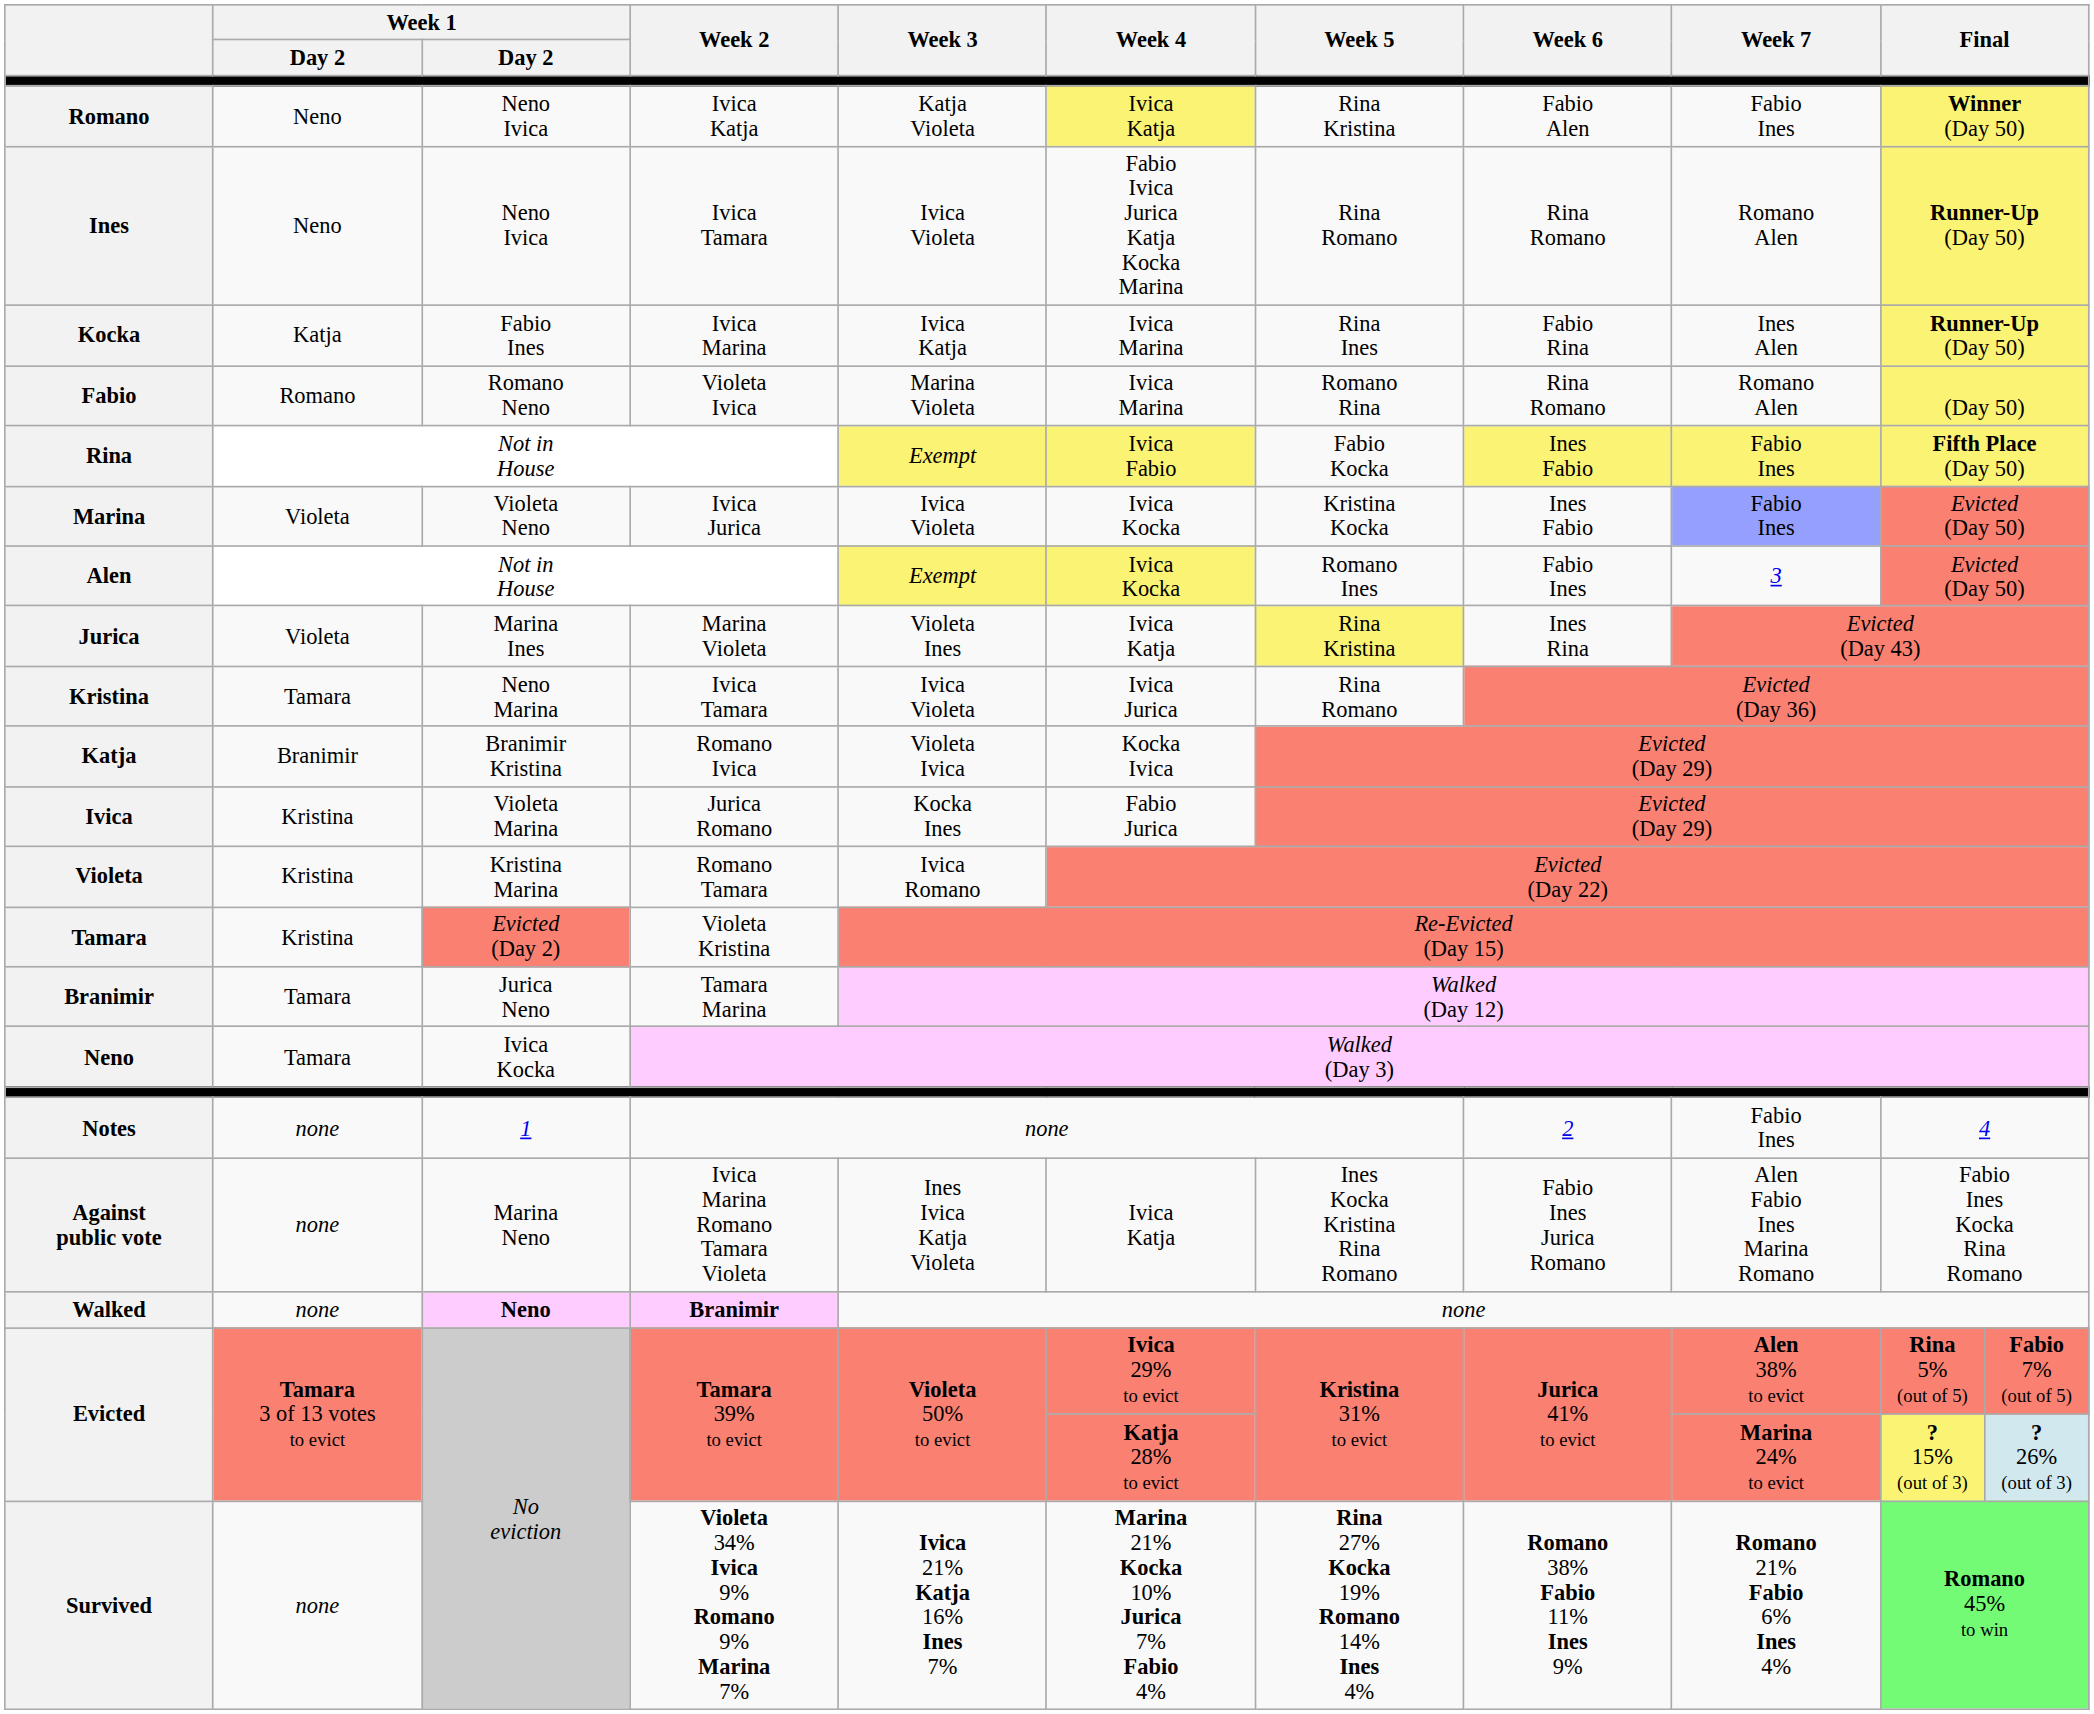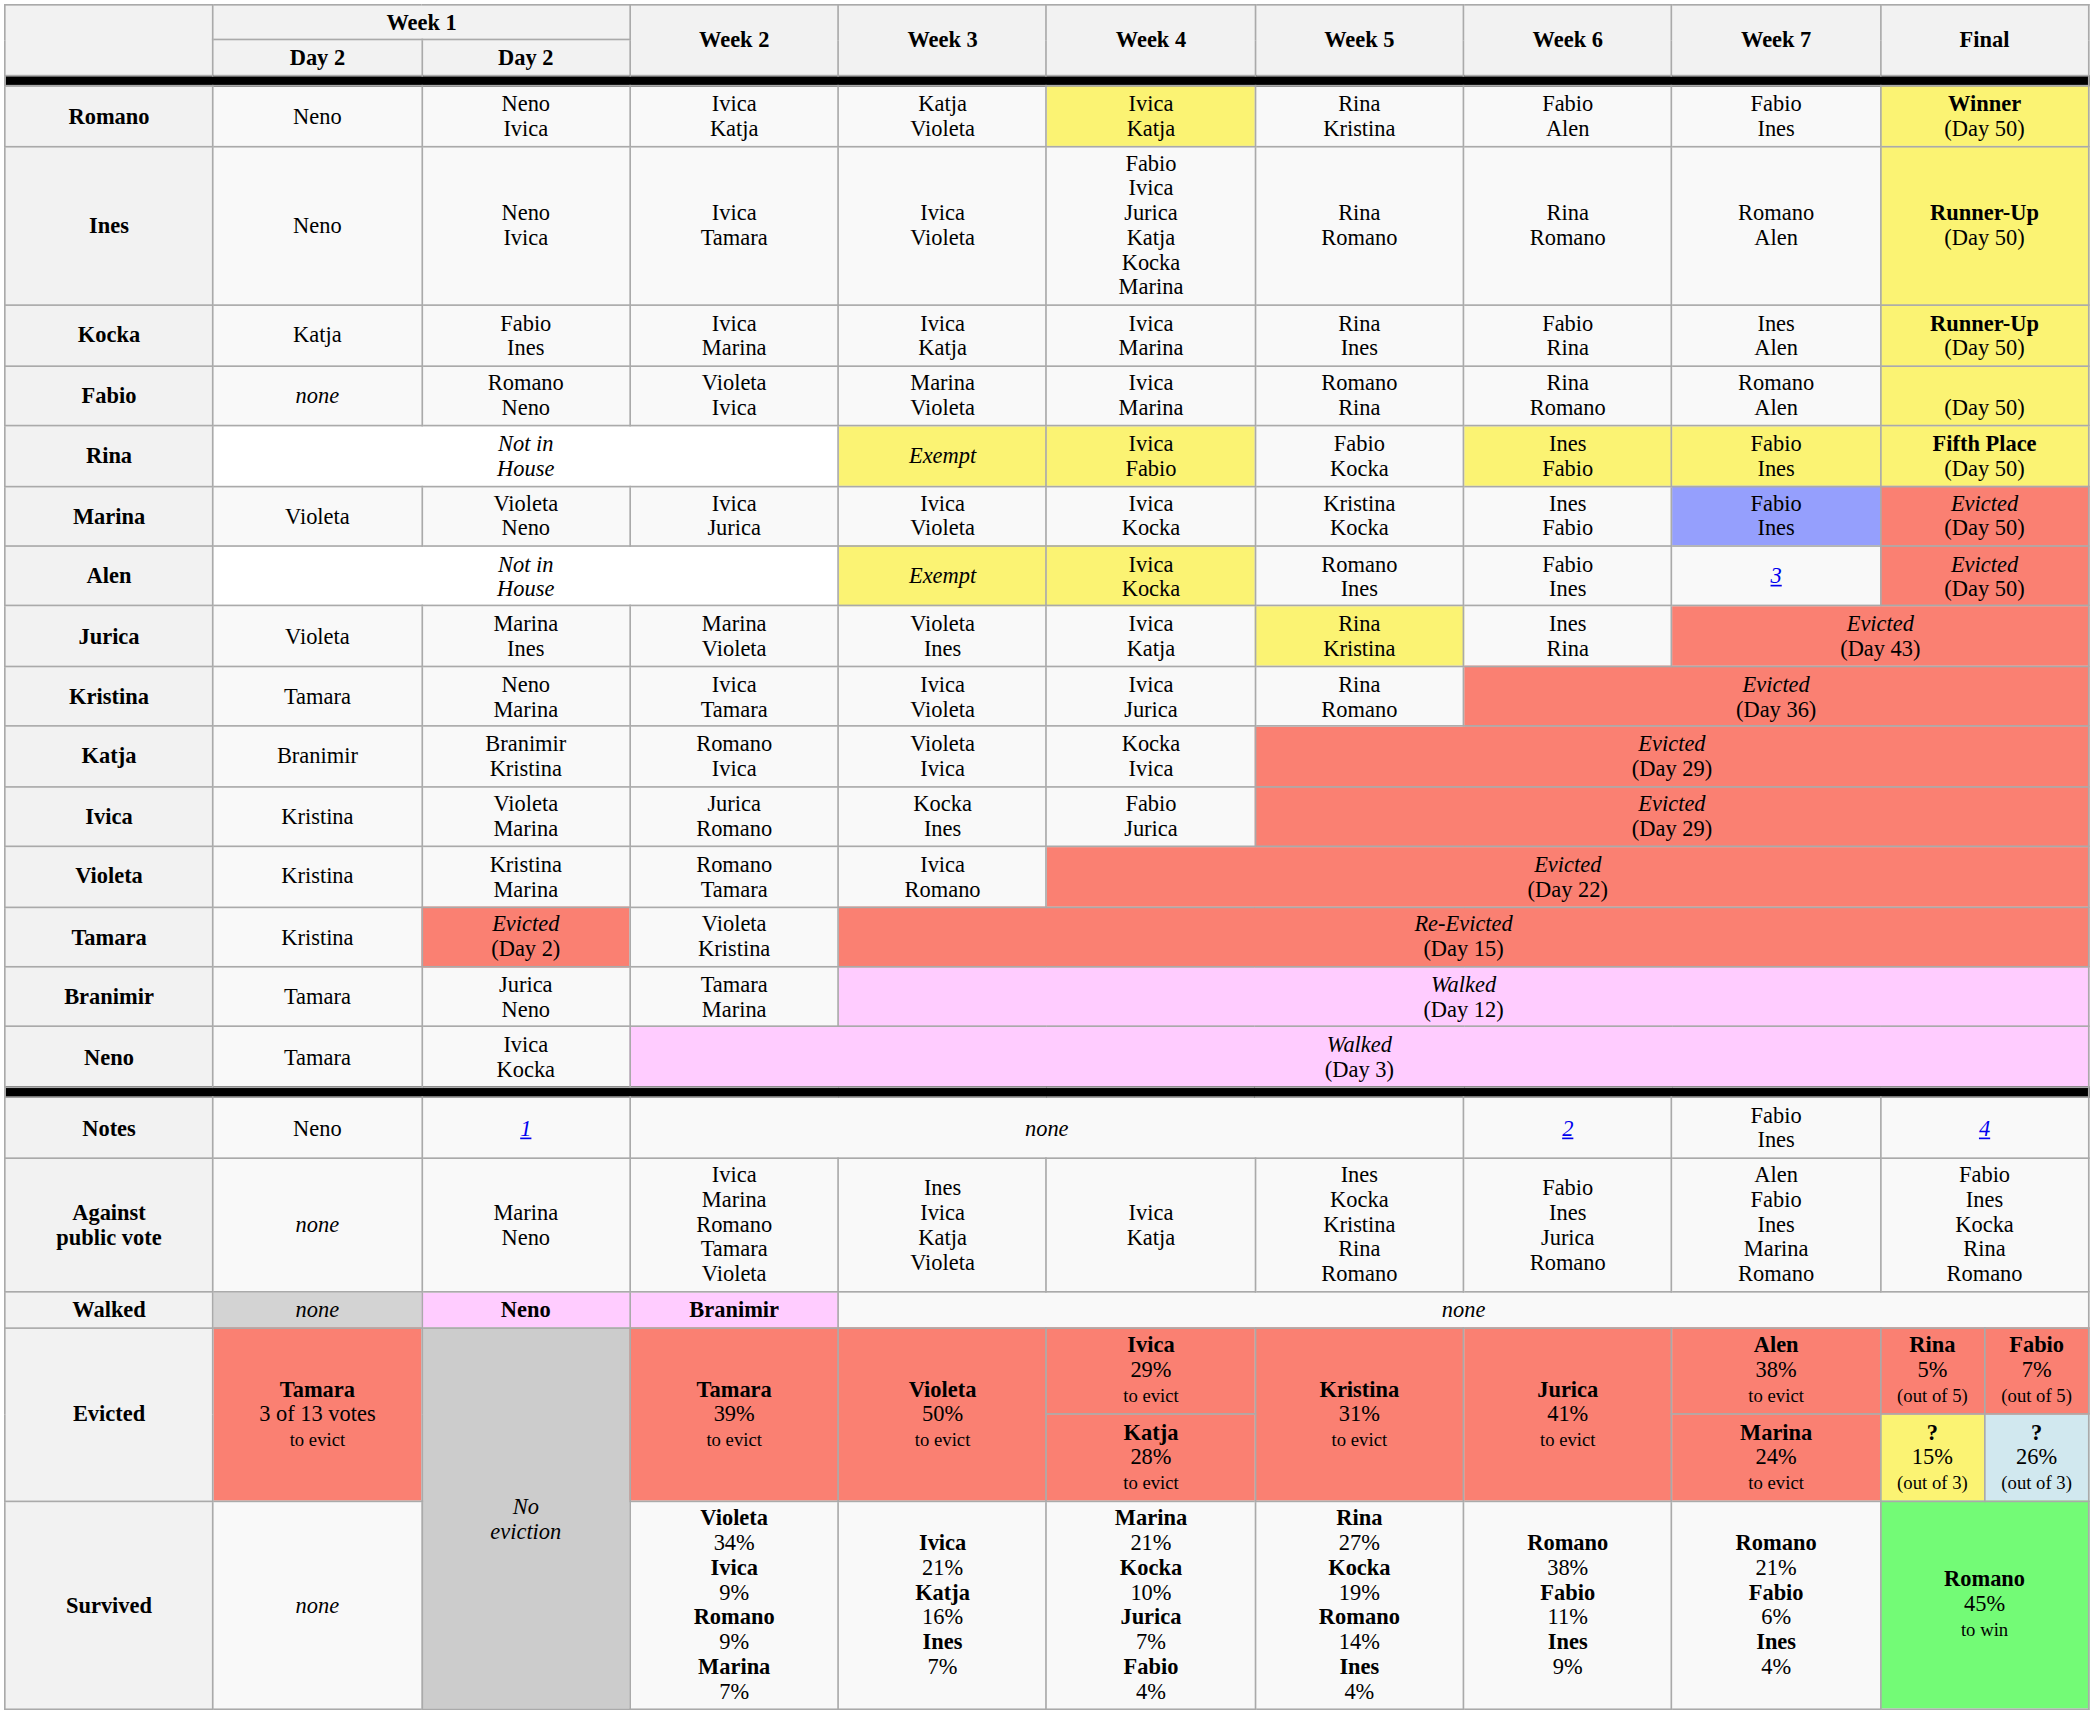(317, 395) Romano -> (317, 395) none
(317, 1127) none -> (317, 1127) Neno
(317, 1309) no background -> (317, 1309) lightgrey background
